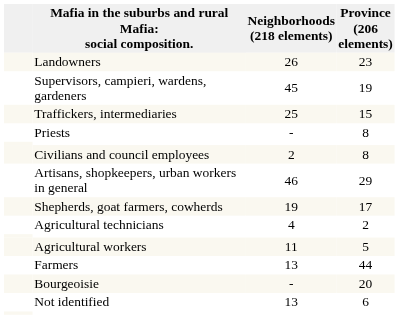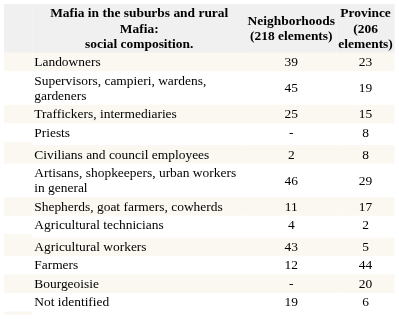(291, 62) 26 -> (291, 62) 39
(291, 206) 19 -> (291, 206) 11
(291, 246) 11 -> (291, 246) 43
(291, 265) 13 -> (291, 265) 12
(291, 302) 13 -> (291, 302) 19
